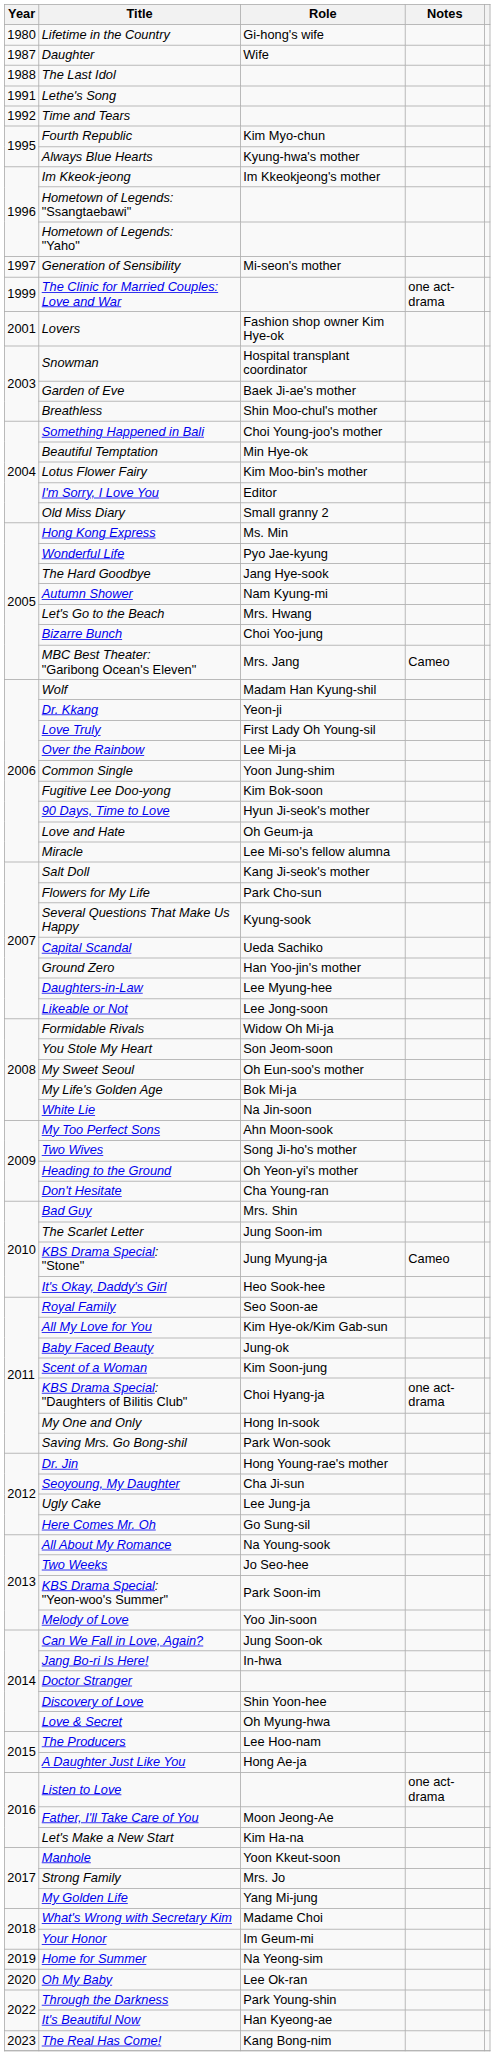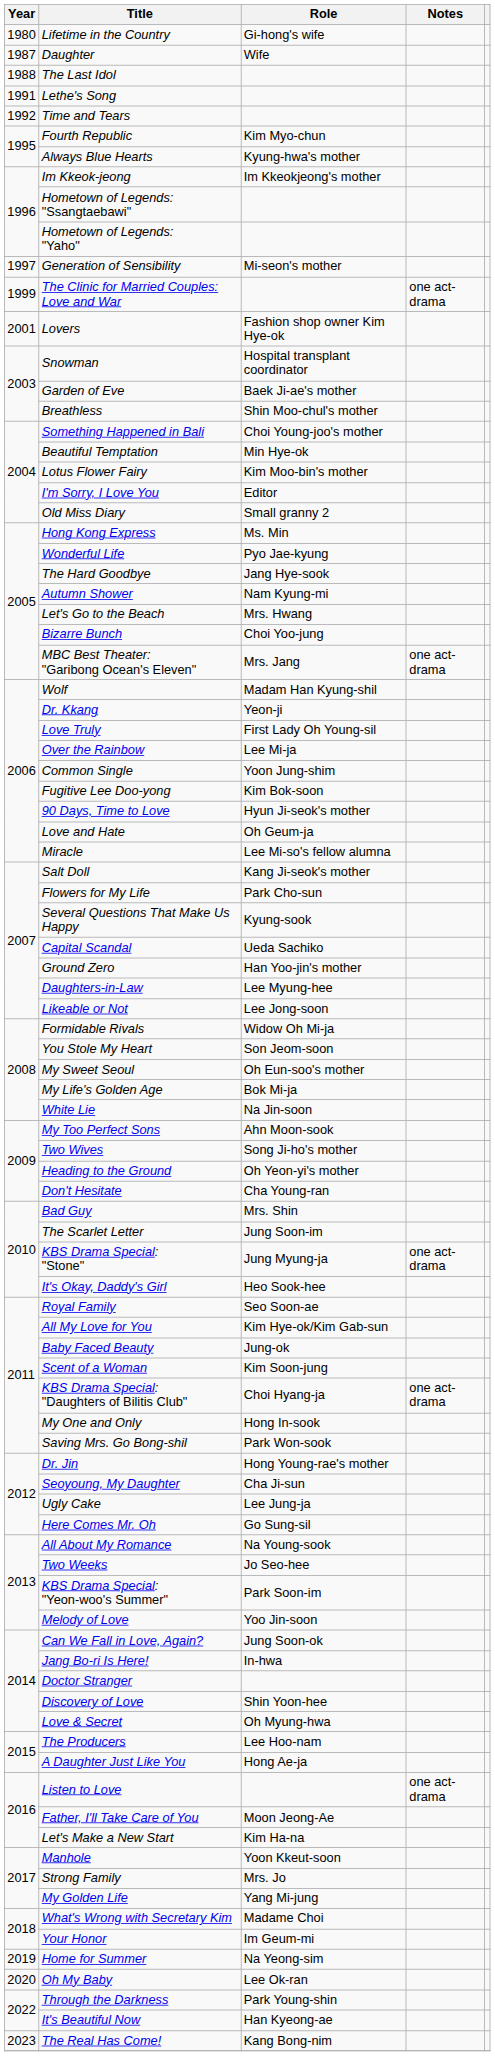(429, 662) Cameo -> (432, 662) one act-drama
(429, 1259) Cameo -> (432, 1259) one act-drama
